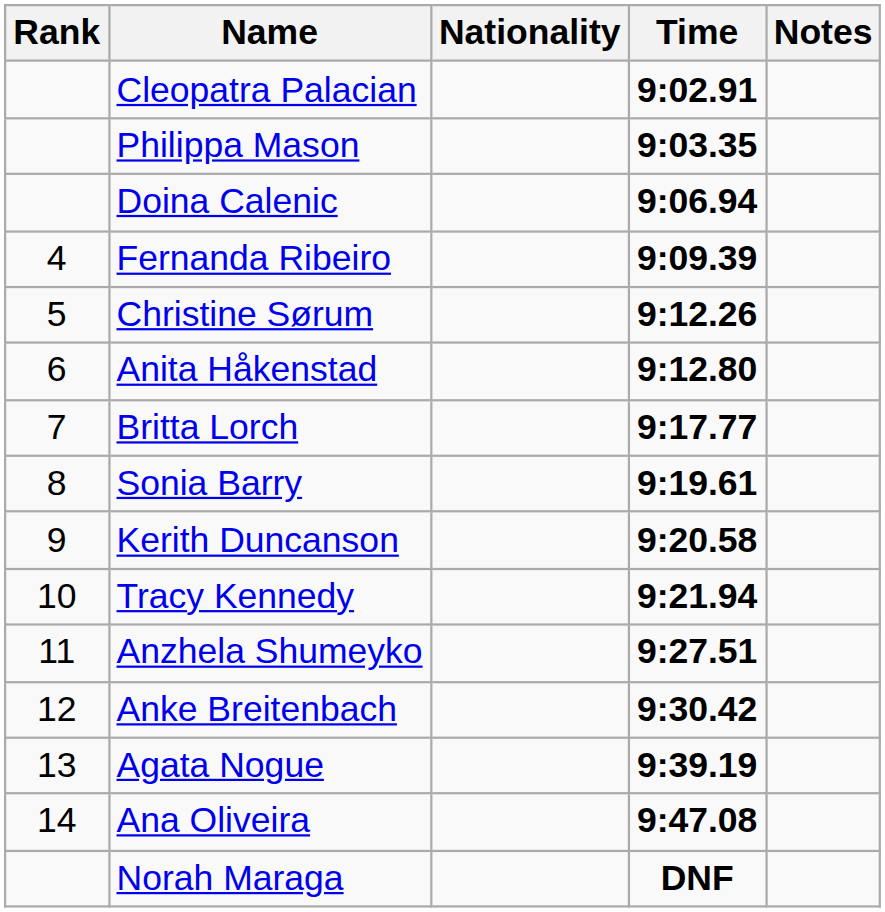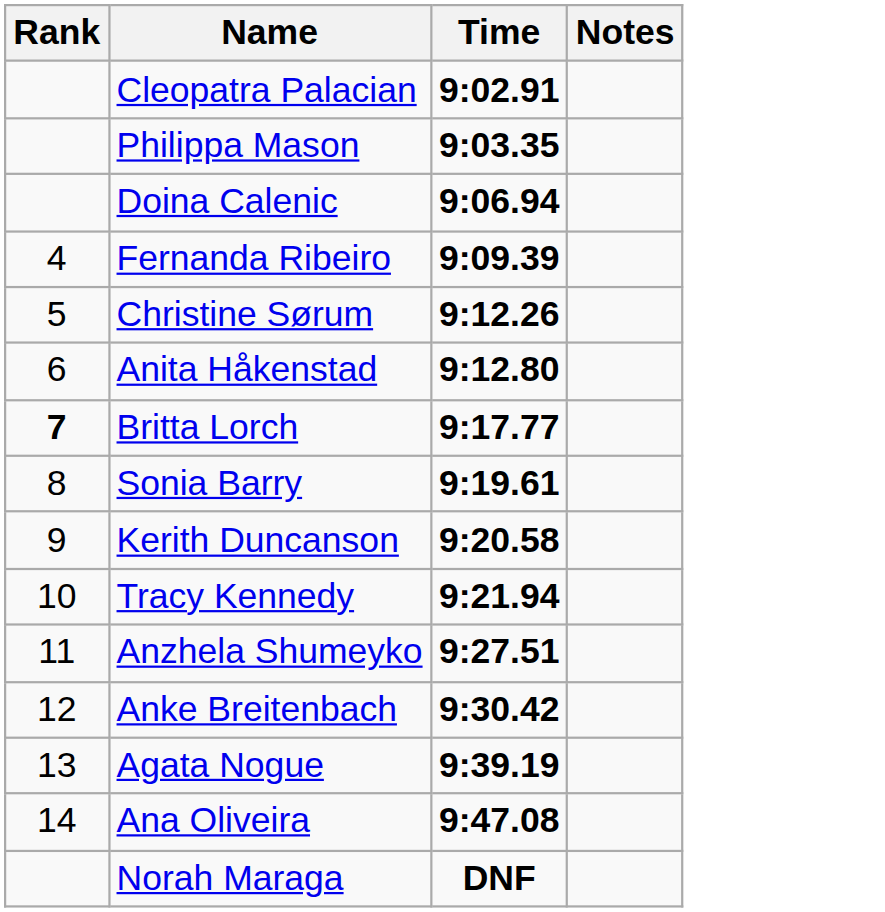- column: (530, 32)
(57, 426) normal -> (57, 426) bold
